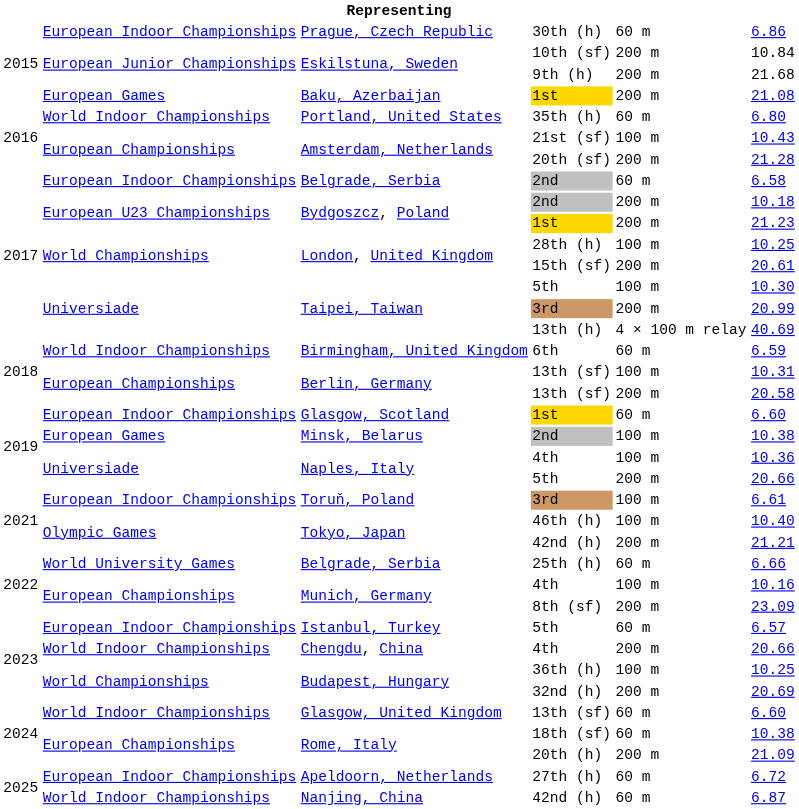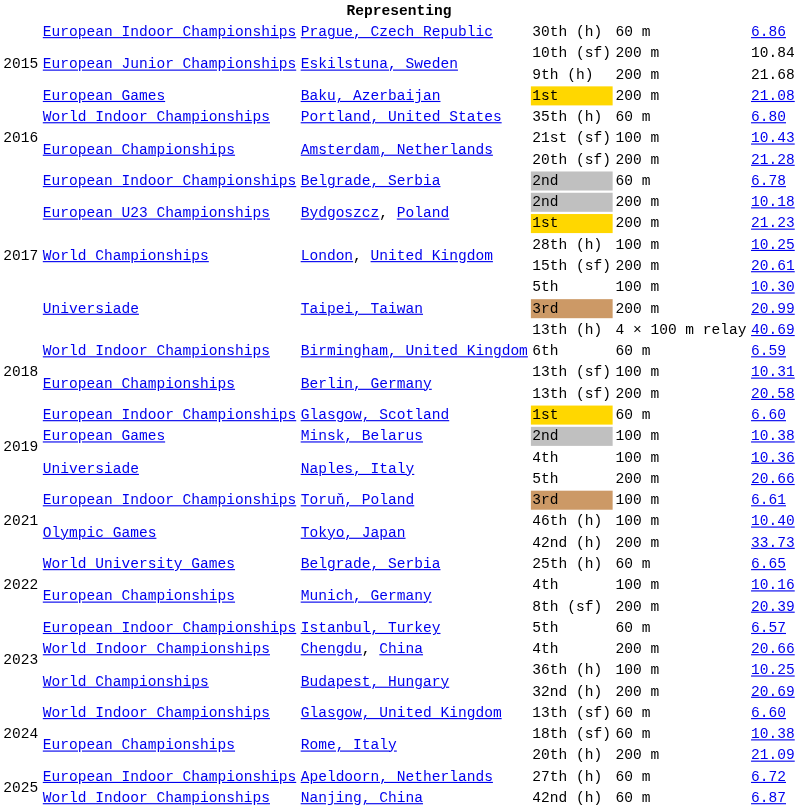(769, 181) 6.58 -> (769, 181) 6.78
(773, 543) 21.21 -> (773, 543) 33.73
(769, 564) 6.66 -> (769, 564) 6.65
(773, 607) 23.09 -> (773, 607) 20.39
